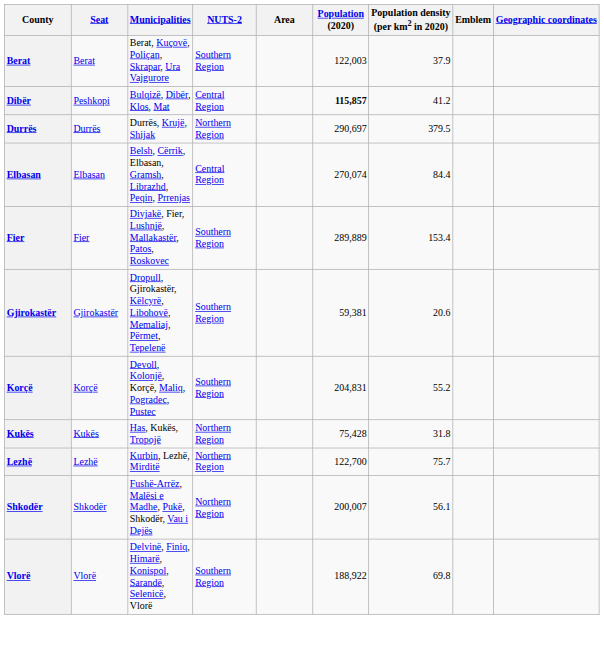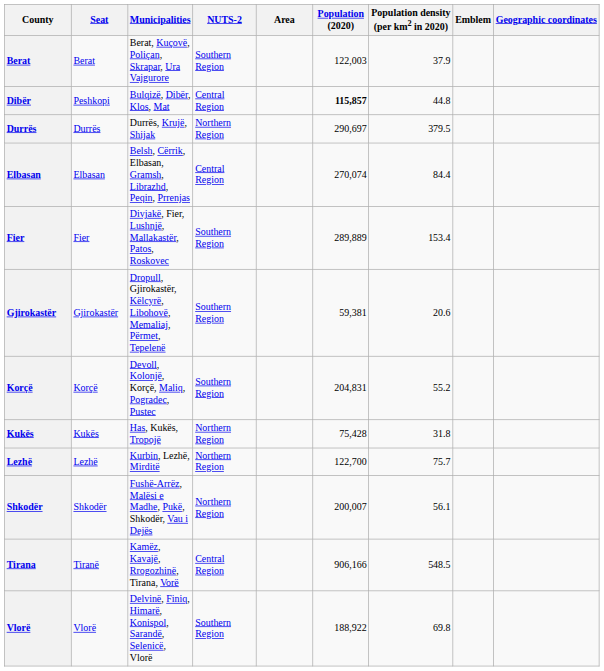(442, 101) 41.2 -> (442, 101) 44.8
+ row: (21, 565)
